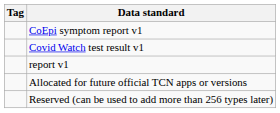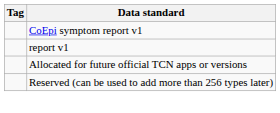- row: (86, 47)
